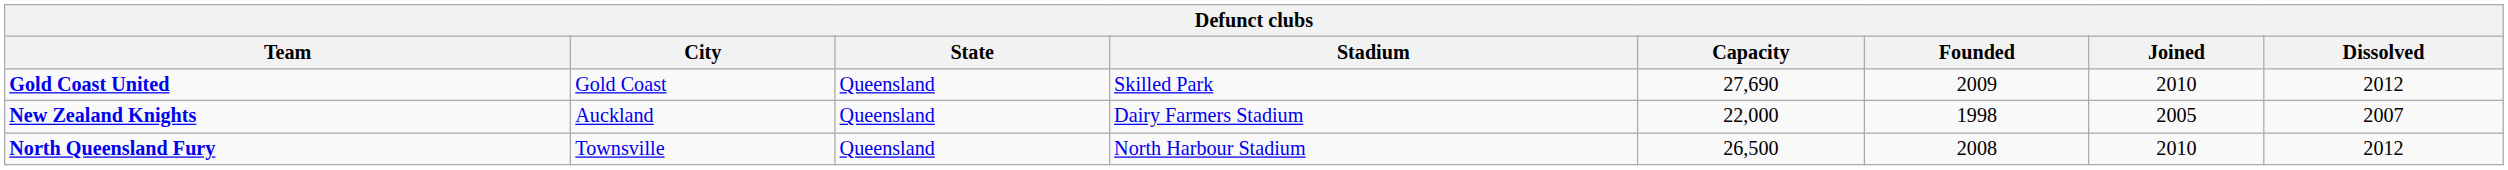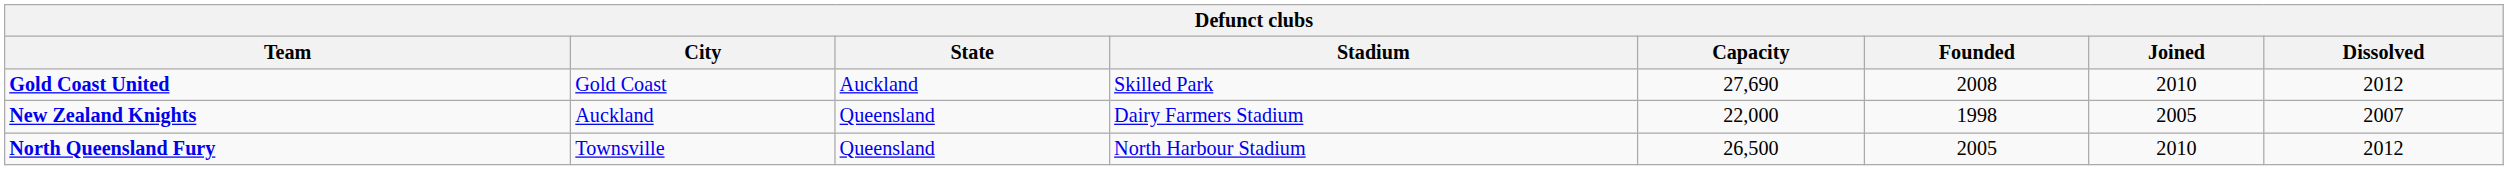(887, 84) Queensland -> (879, 84) Auckland
(1977, 84) 2009 -> (1977, 84) 2008
(1977, 148) 2008 -> (1977, 148) 2005
